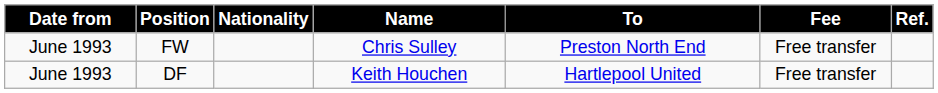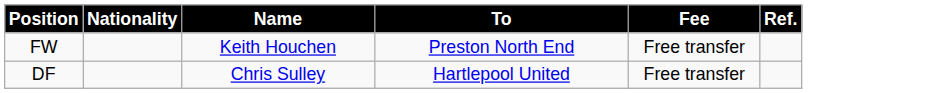- column: (70, 19)
(409, 47) Chris Sulley -> (278, 47) Keith Houchen
(409, 75) Keith Houchen -> (278, 75) Chris Sulley
